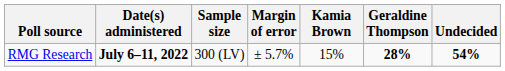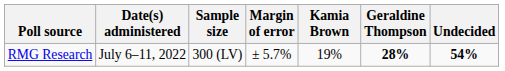(143, 54) bold -> (142, 54) normal
(331, 54) 15% -> (329, 54) 19%
